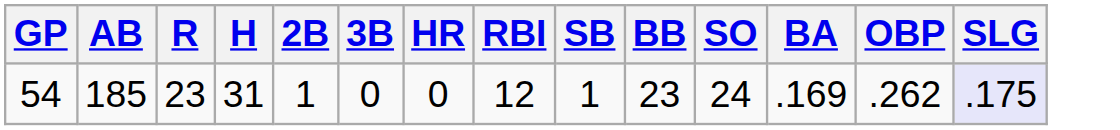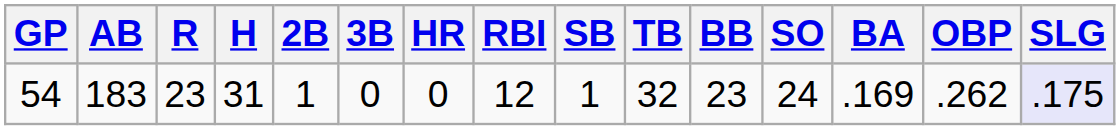+ column: (657, 34)
(116, 93) 185 -> (116, 93) 183
